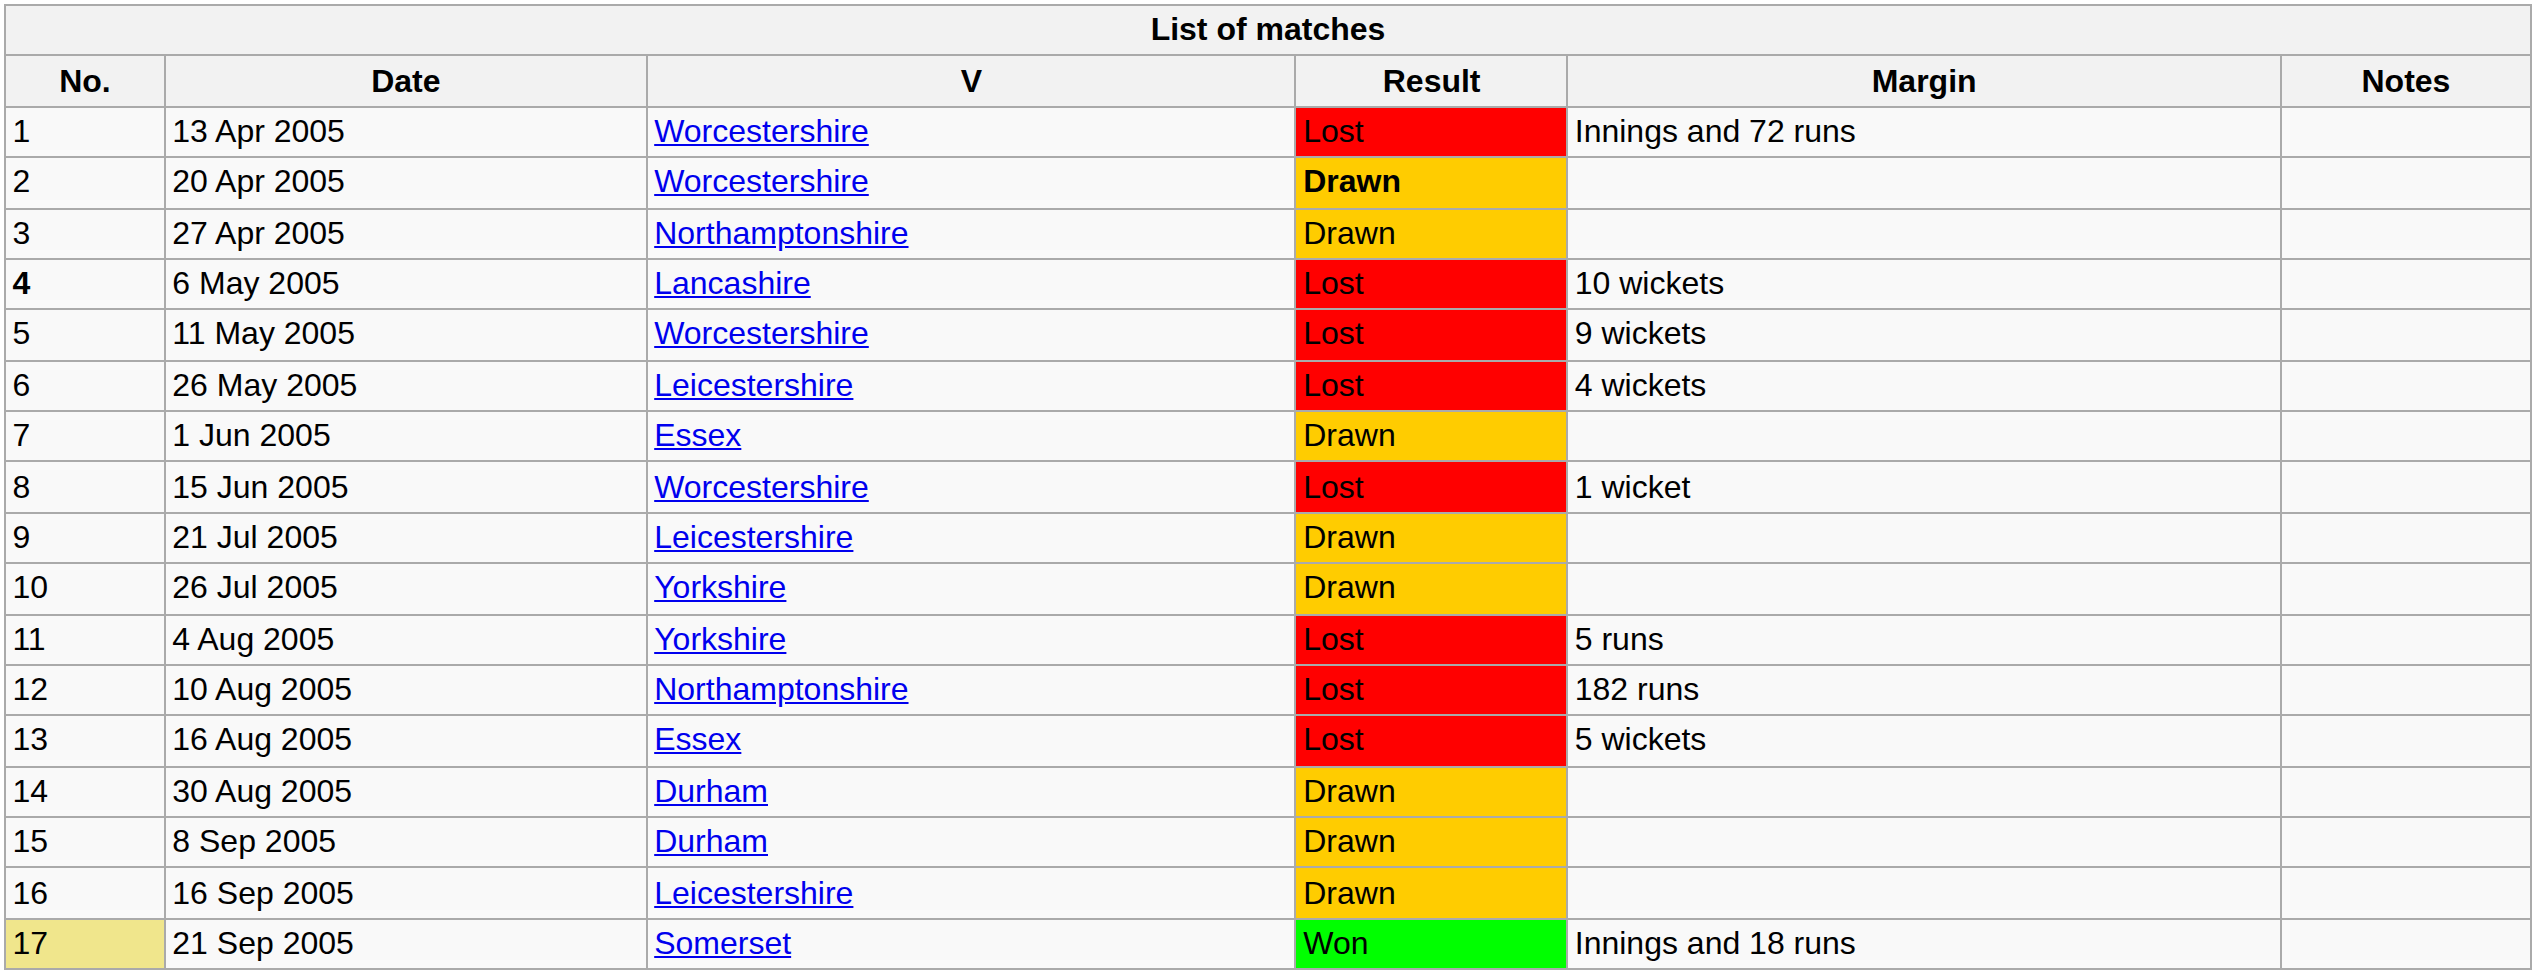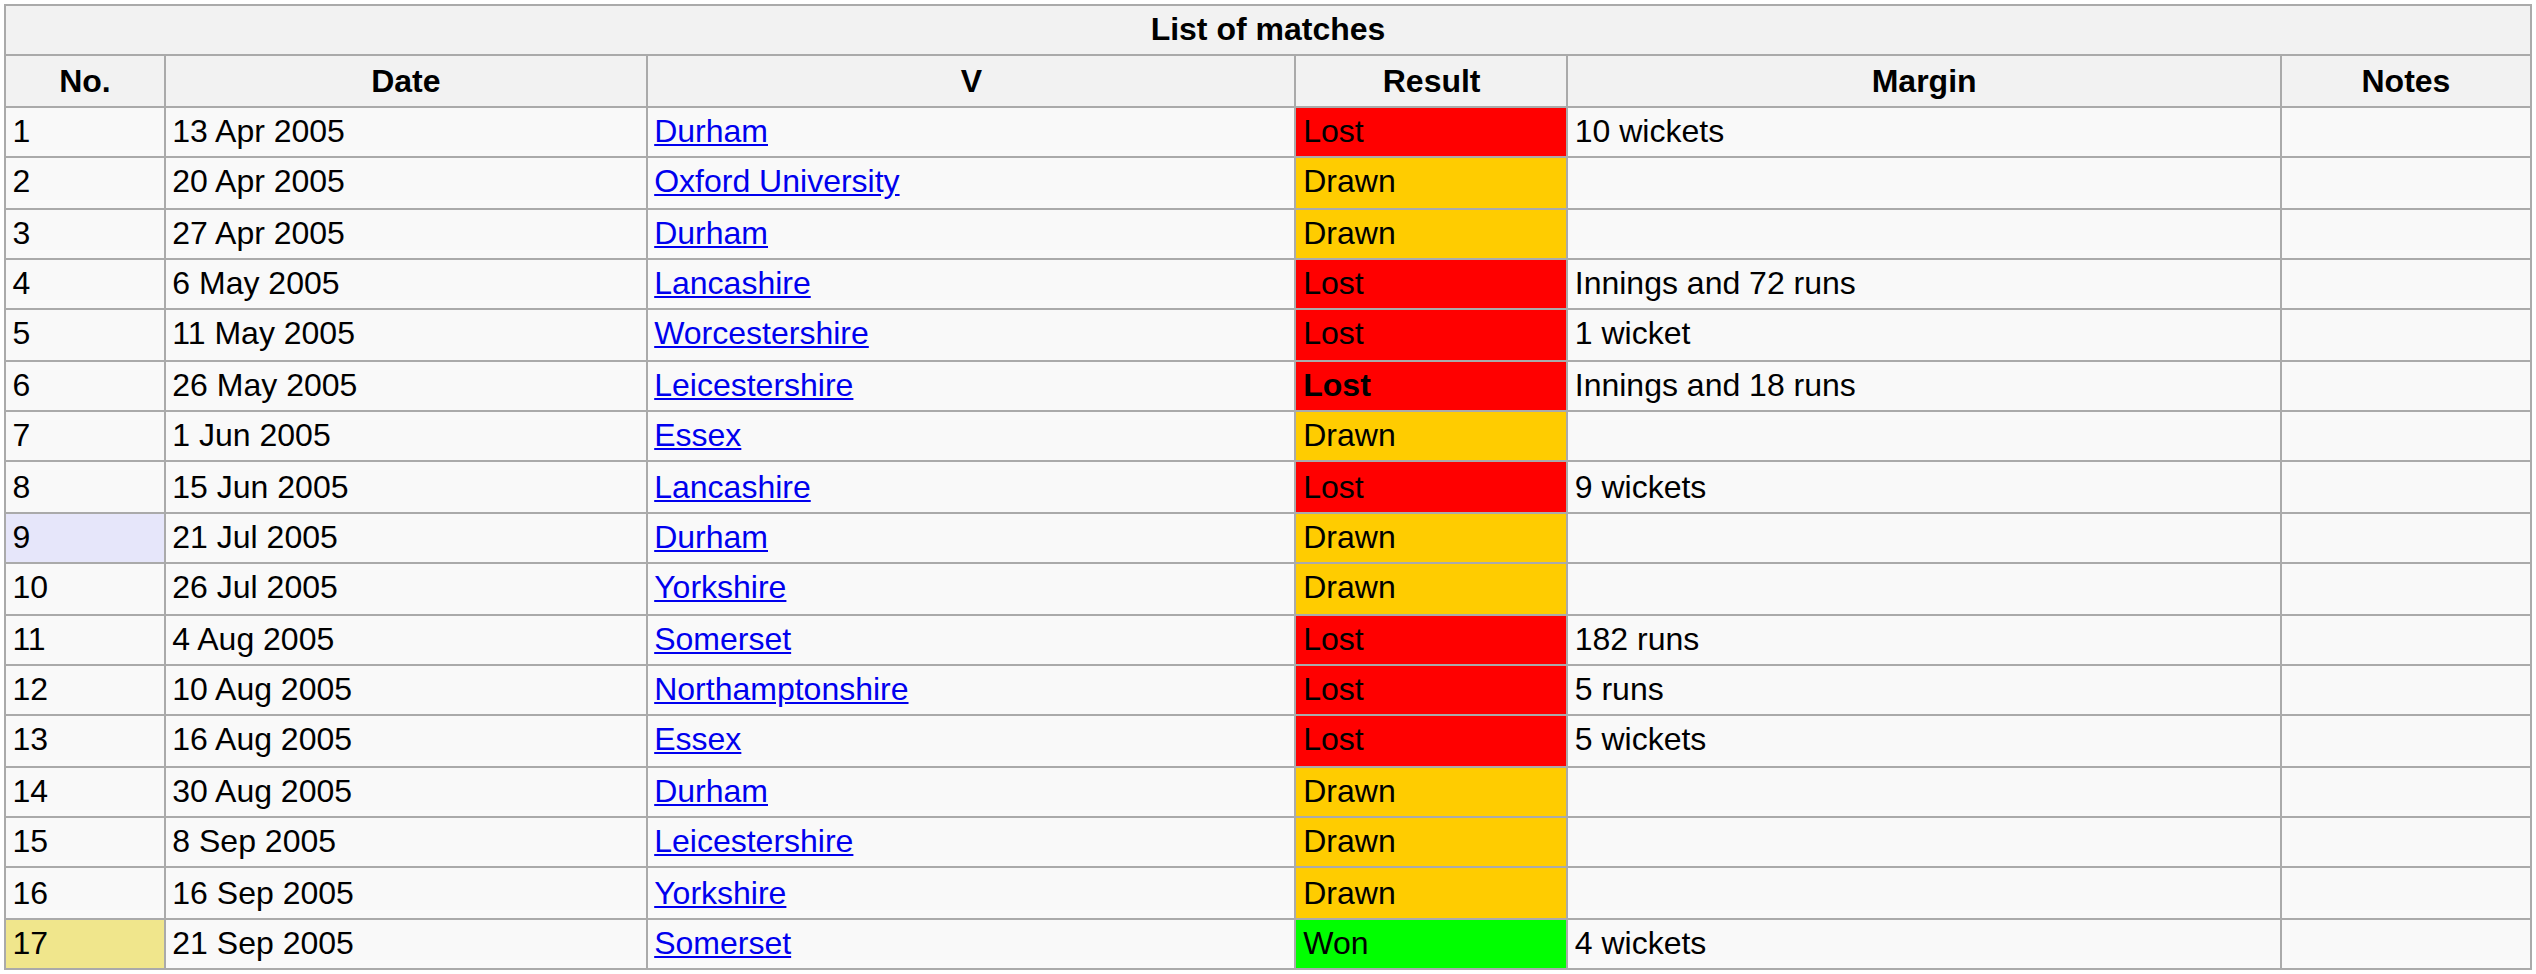(761, 131) Worcestershire -> (711, 131) Durham
(1715, 131) Innings and 72 runs -> (1649, 131) 10 wickets
(761, 182) Worcestershire -> (777, 182) Oxford University
(1352, 182) bold -> (1349, 182) normal
(781, 232) Northamptonshire -> (711, 232) Durham
(21, 283) bold -> (21, 283) normal
(1649, 283) 10 wickets -> (1715, 283) Innings and 72 runs
(1641, 334) 9 wickets -> (1633, 334) 1 wicket
(1334, 385) normal -> (1337, 385) bold
(1641, 385) 4 wickets -> (1715, 385) Innings and 18 runs
(761, 486) Worcestershire -> (732, 486) Lancashire
(1633, 486) 1 wicket -> (1641, 486) 9 wickets
(21, 537) no background -> (21, 537) lavender background
(754, 537) Leicestershire -> (711, 537) Durham
(720, 638) Yorkshire -> (723, 638) Somerset
(1619, 638) 5 runs -> (1637, 638) 182 runs
(1637, 689) 182 runs -> (1619, 689) 5 runs
(711, 841) Durham -> (754, 841) Leicestershire
(754, 892) Leicestershire -> (720, 892) Yorkshire
(1715, 943) Innings and 18 runs -> (1641, 943) 4 wickets
